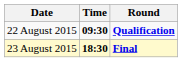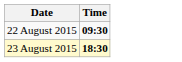- column: (144, 13)
